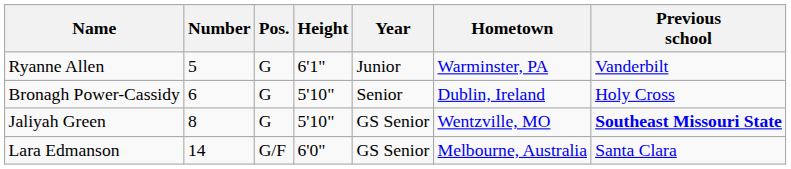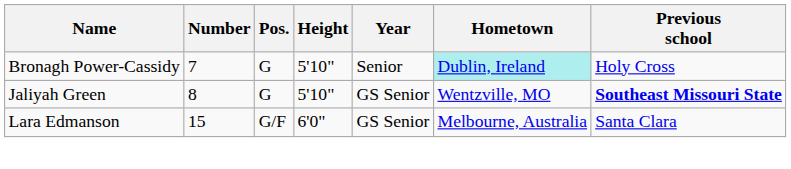- row: (56, 66)
(192, 94) 6 -> (192, 66) 7
(491, 94) no background -> (491, 66) paleturquoise background
(197, 149) 14 -> (197, 121) 15
